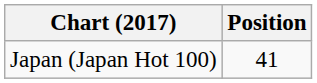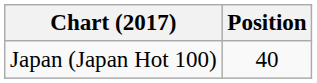(267, 59) 41 -> (267, 59) 40
